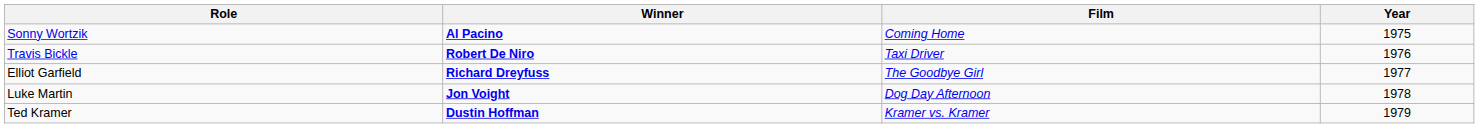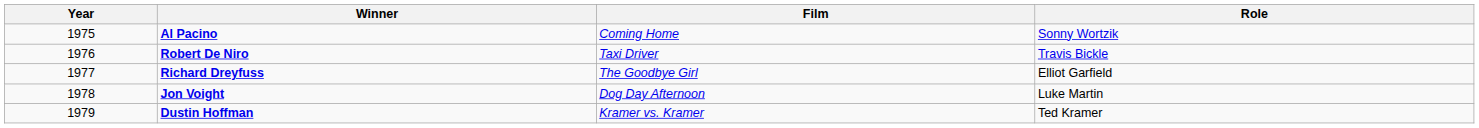columns swapped: (1397, 14) <-> (224, 14)
